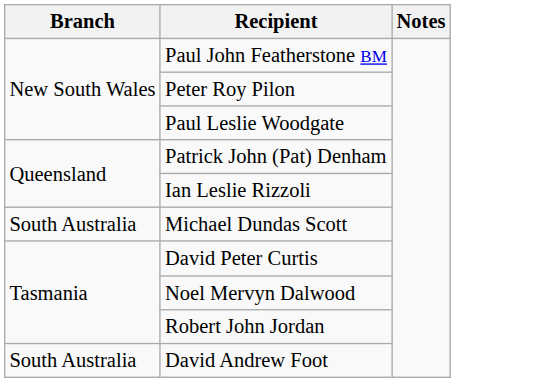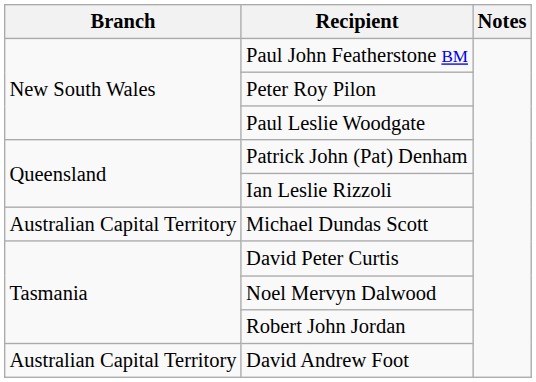(73, 224) South Australia -> (123, 224) Australian Capital Territory
(73, 359) South Australia -> (123, 359) Australian Capital Territory
